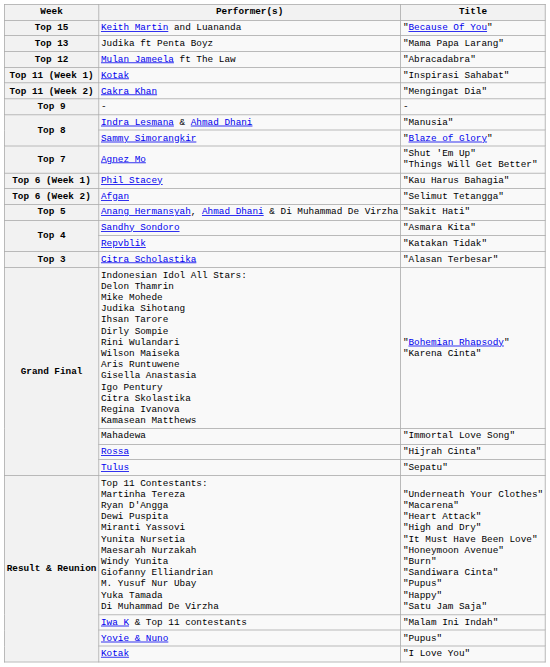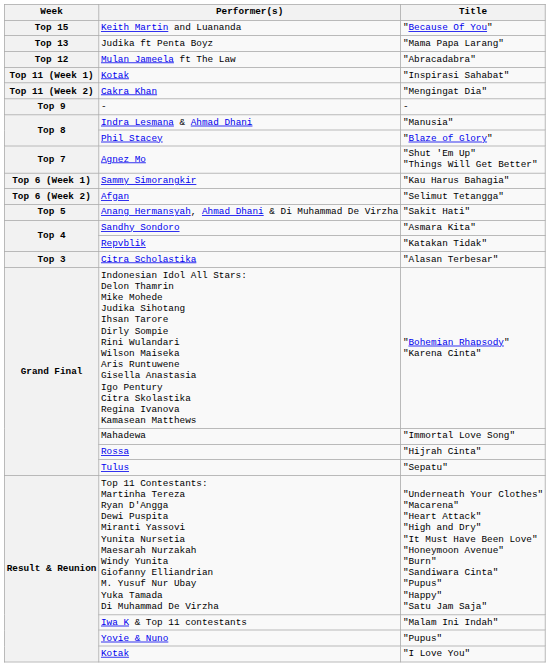(149, 138) Sammy Simorangkir -> (132, 138) Phil Stacey
(132, 180) Phil Stacey -> (149, 180) Sammy Simorangkir
